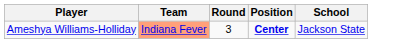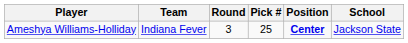+ column: (266, 13)
(174, 30) lightsalmon background -> (174, 30) no background
